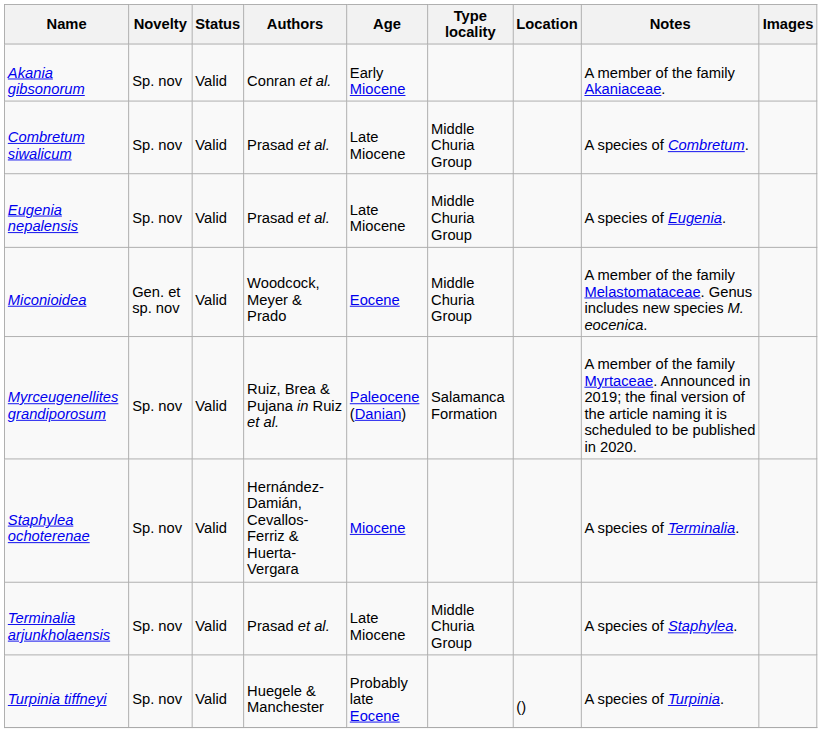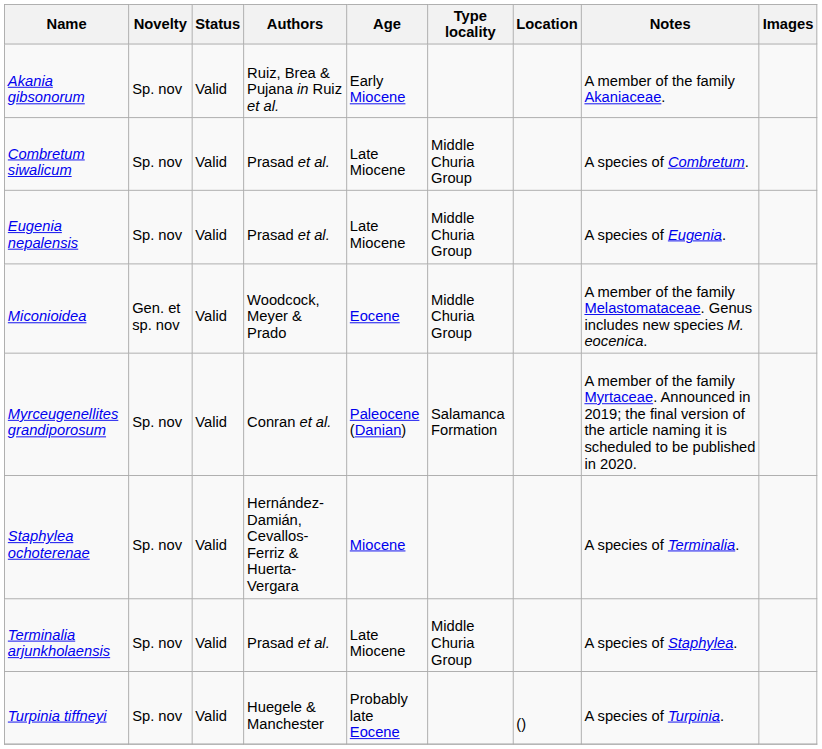(289, 80) Conran et al. -> (295, 89) Ruiz, Brea & Pujana in Ruiz et al.
(295, 406) Ruiz, Brea & Pujana in Ruiz et al. -> (289, 422) Conran et al.
